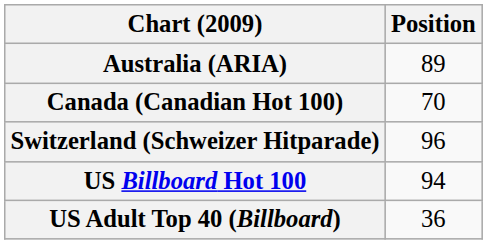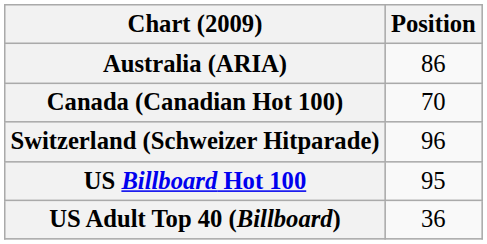(433, 63) 89 -> (433, 63) 86
(433, 180) 94 -> (433, 180) 95
